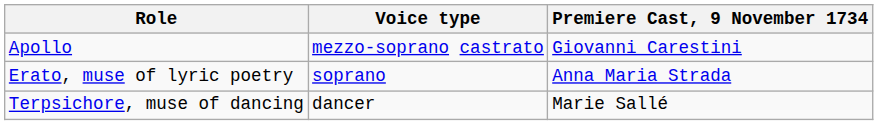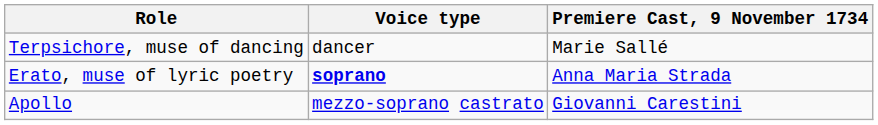rows swapped: (40, 48) <-> (156, 105)
(349, 76) normal -> (349, 76) bold
